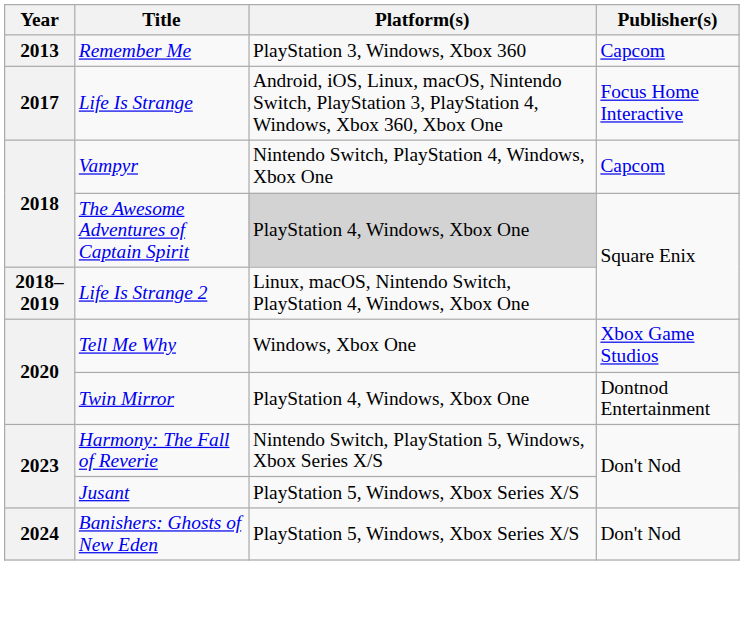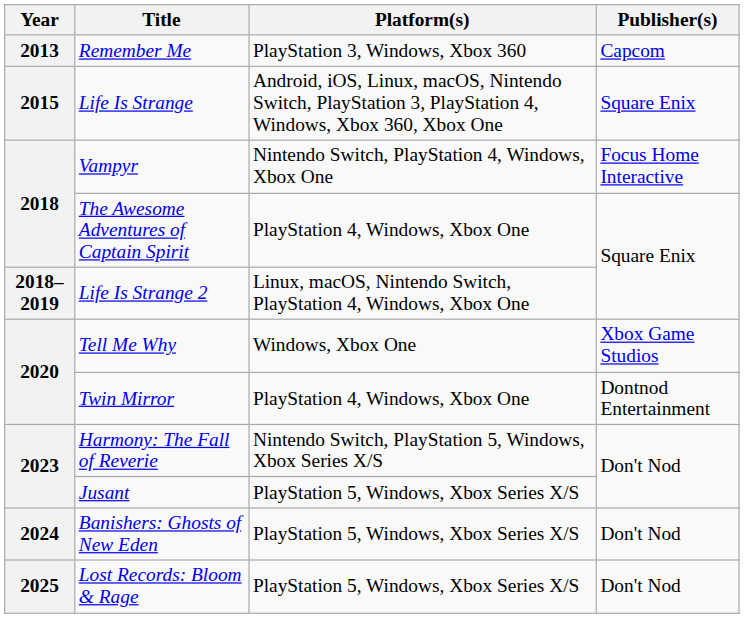(39, 103) 2017 -> (39, 103) 2015
(650, 103) Focus Home Interactive -> (648, 103) Square Enix
(633, 166) Capcom -> (650, 166) Focus Home Interactive
(391, 229) lightgrey background -> (391, 229) no background
+ row: (160, 586)
